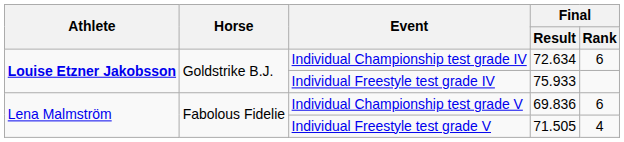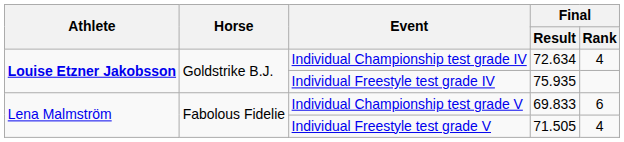(600, 60) 6 -> (600, 60) 4
(555, 82) 75.933 -> (555, 82) 75.935
(555, 104) 69.836 -> (555, 104) 69.833
